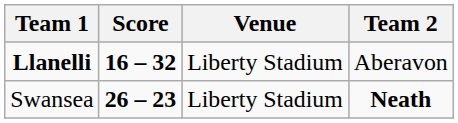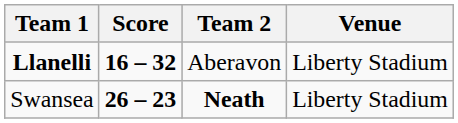columns swapped: (401, 23) <-> (265, 23)
